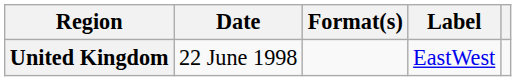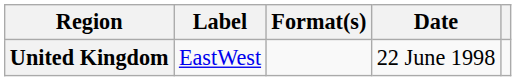columns swapped: (238, 22) <-> (454, 22)
